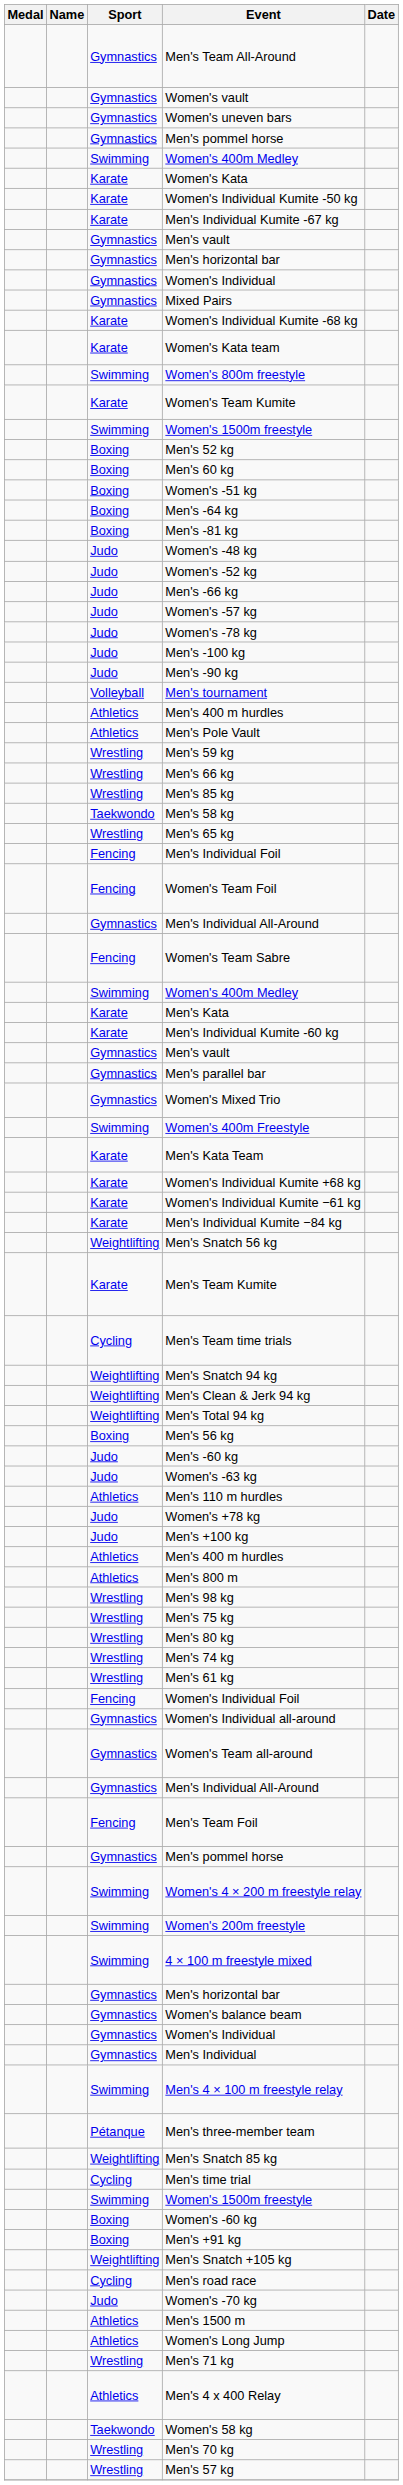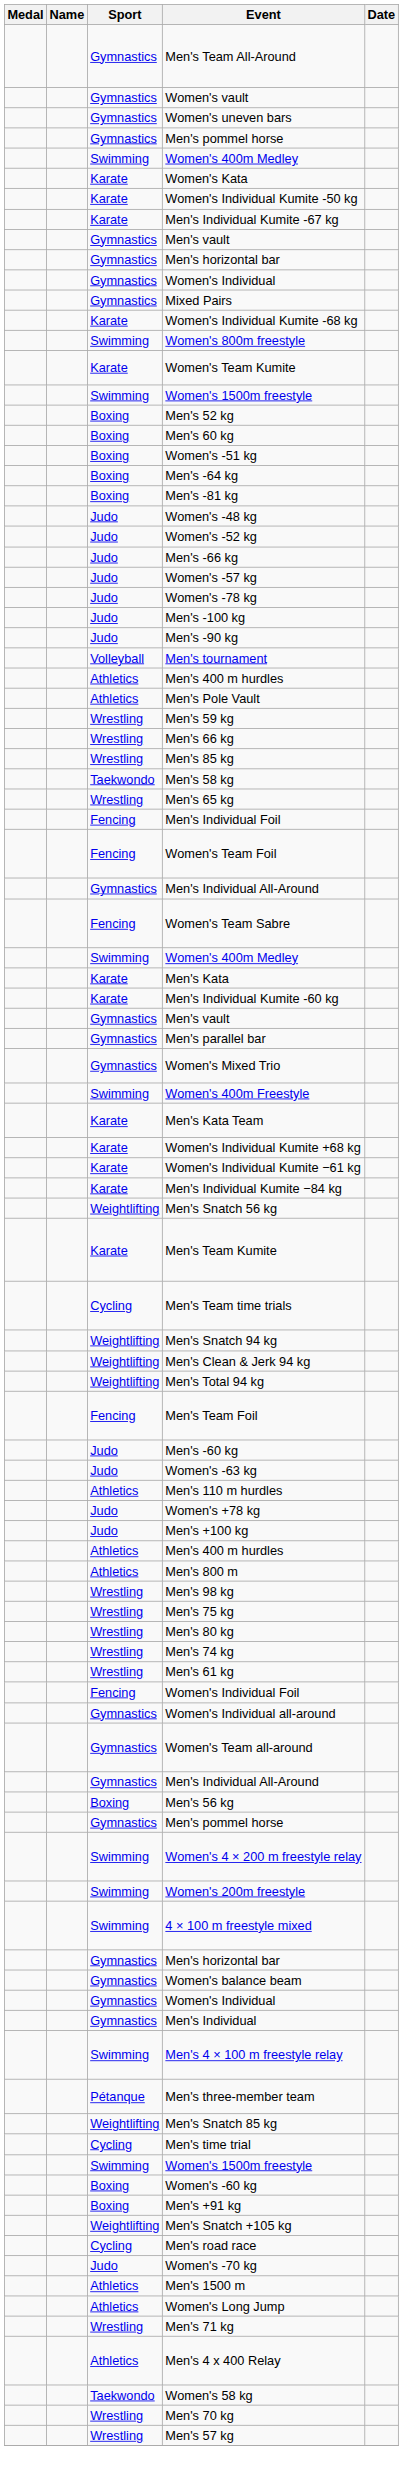- row: (109, 348)
rows swapped: (110, 1436) <-> (113, 1822)
